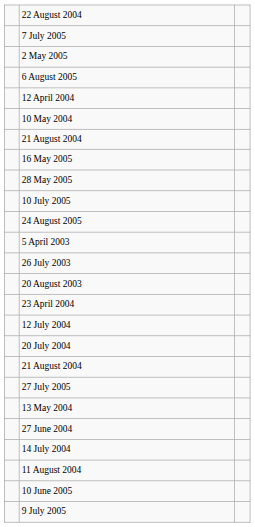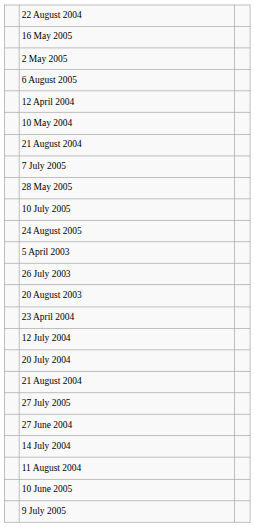rows swapped: (12, 36) <-> (12, 160)
- row: (12, 408)
